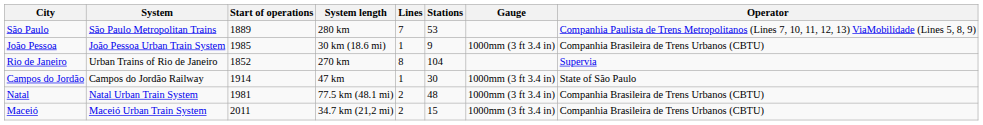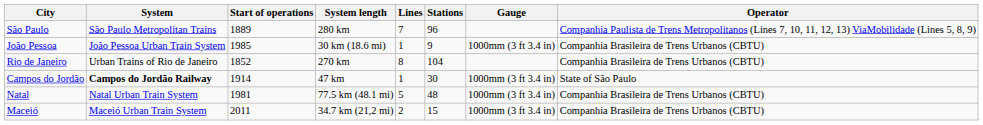(433, 29) 53 -> (433, 29) 96
(578, 62) Supervia -> (662, 62) Companhia Brasileira de Trens Urbanos (CBTU)
(146, 78) normal -> (150, 78) bold
(401, 95) 2 -> (401, 95) 5
